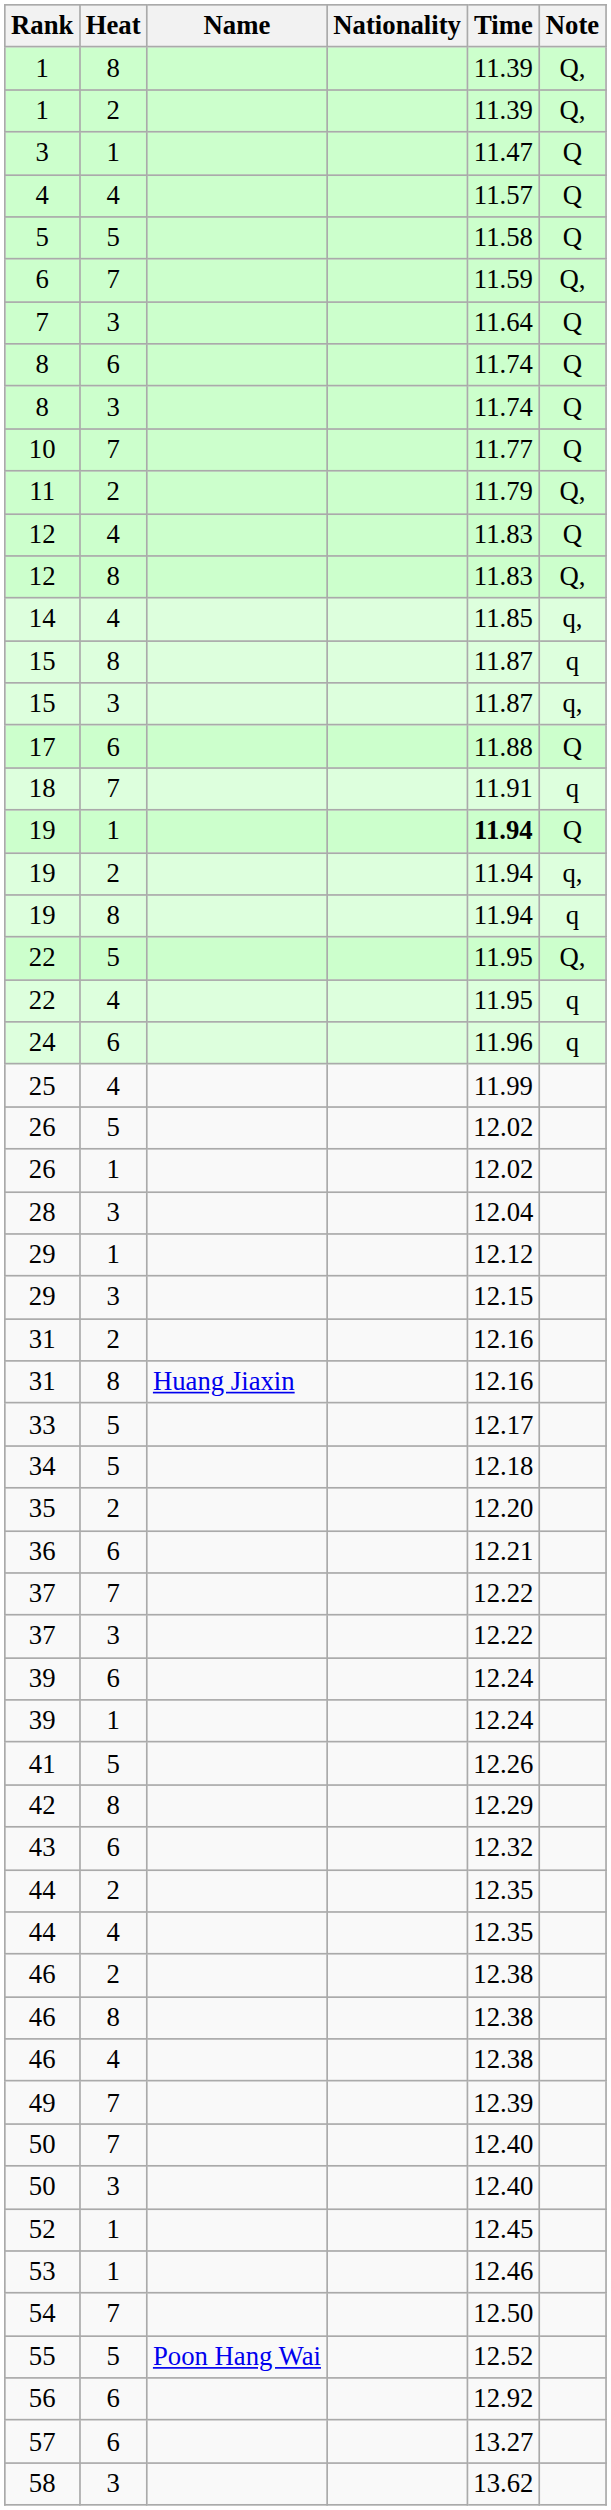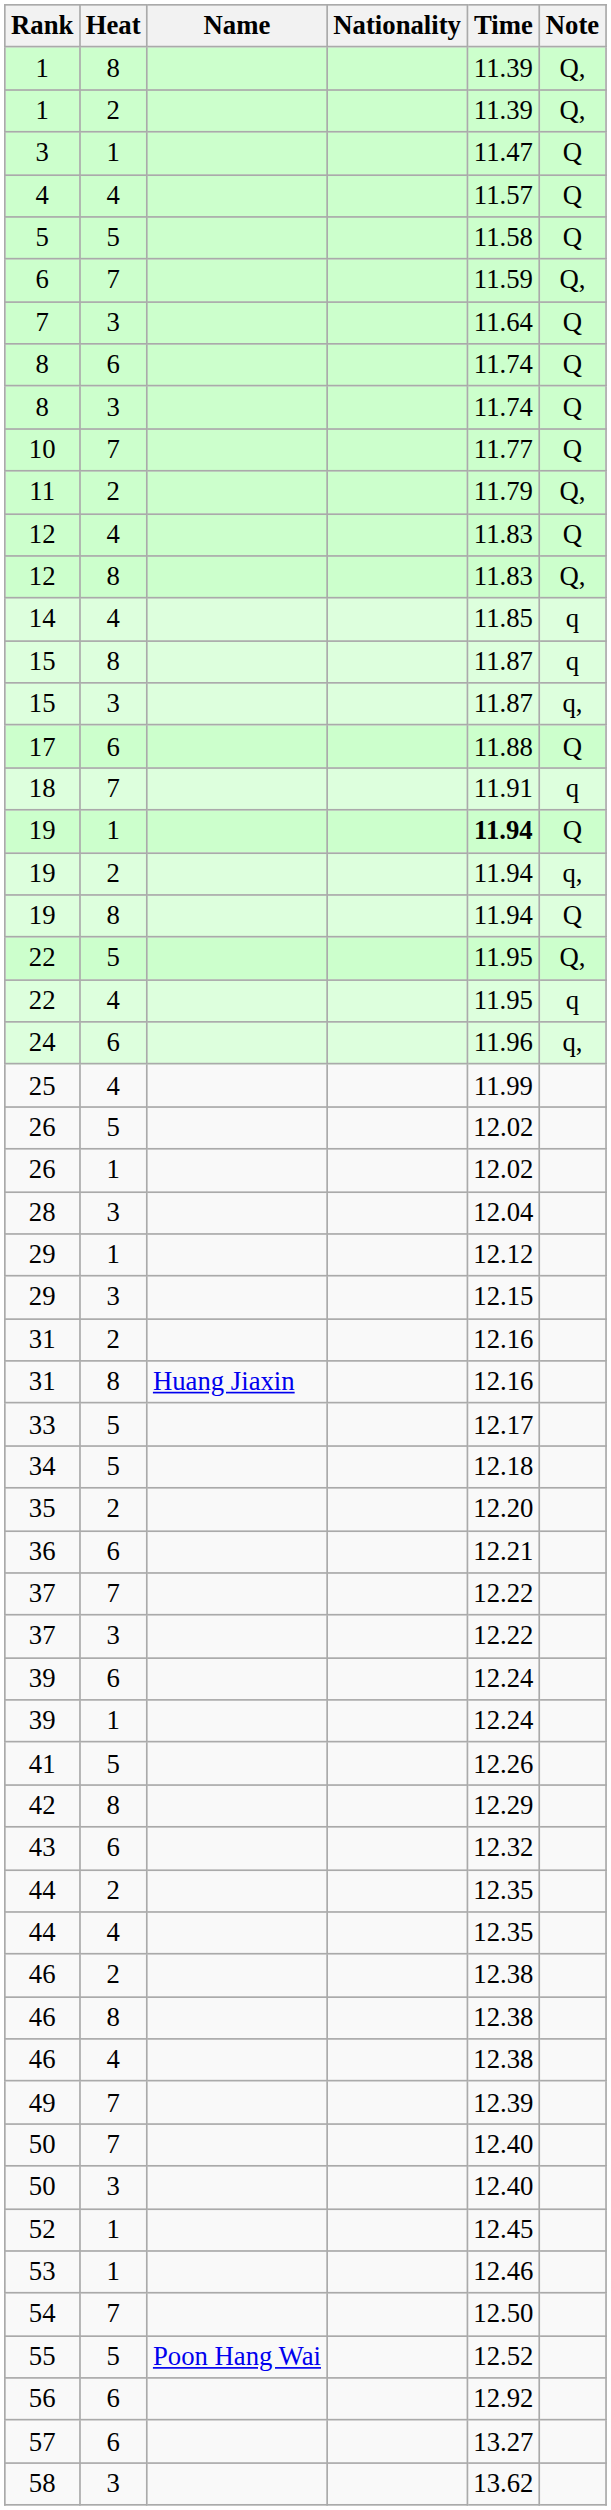(572, 618) q, -> (572, 618) q
(572, 915) q -> (572, 915) Q
(572, 1042) q -> (572, 1042) q,
